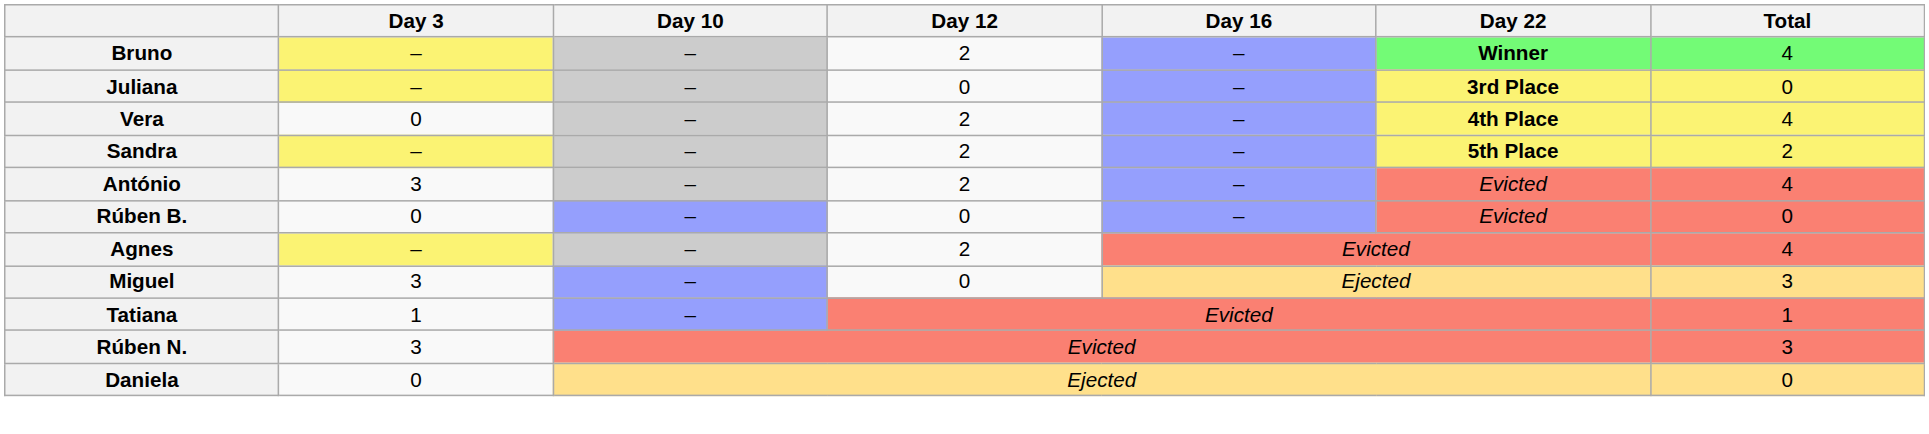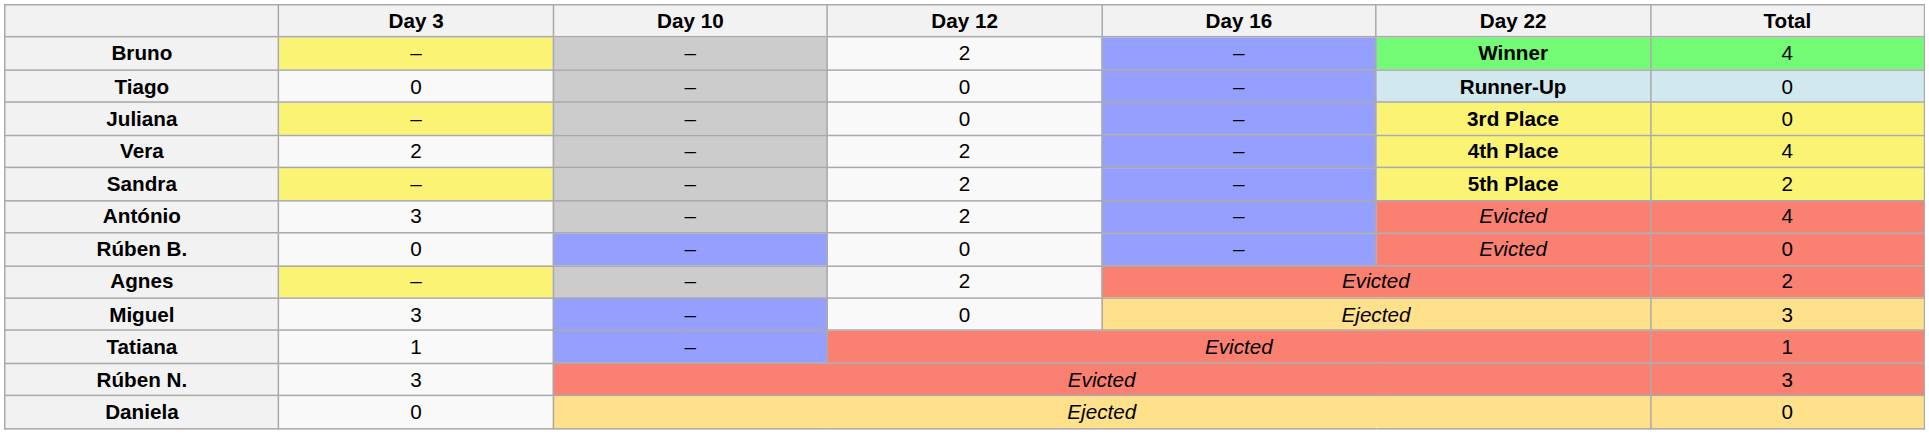+ row: (142, 86)
(416, 118) 0 -> (416, 151) 2
(1787, 249) 4 -> (1787, 281) 2
